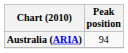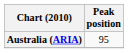(104, 39) 94 -> (104, 39) 95
